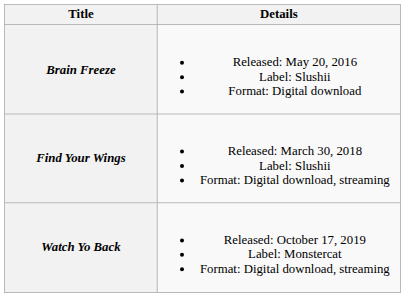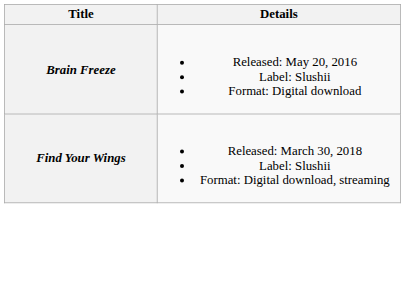- row: (81, 247)
